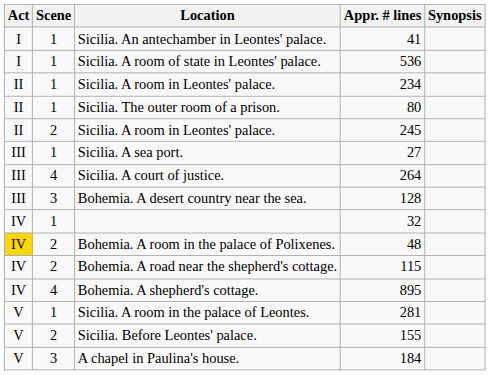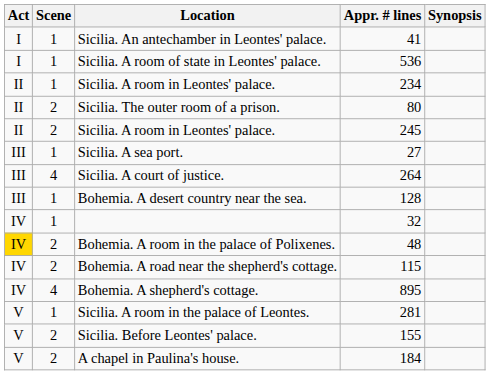(54, 107) 1 -> (54, 107) 2
(54, 198) 3 -> (54, 198) 1
(54, 358) 3 -> (54, 358) 2
